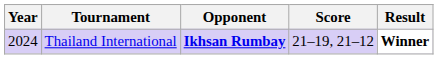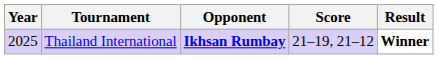(23, 41) 2024 -> (23, 41) 2025
